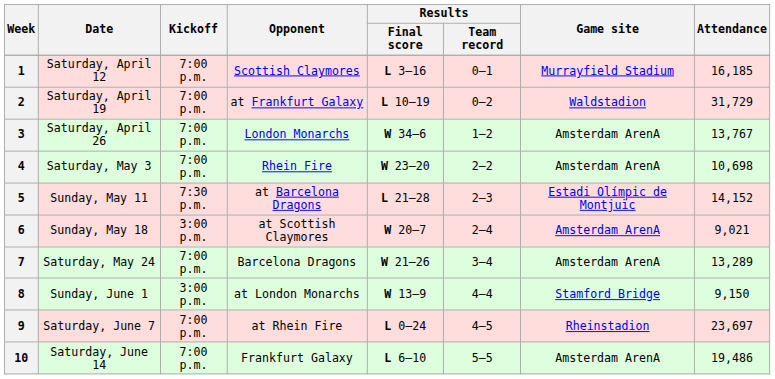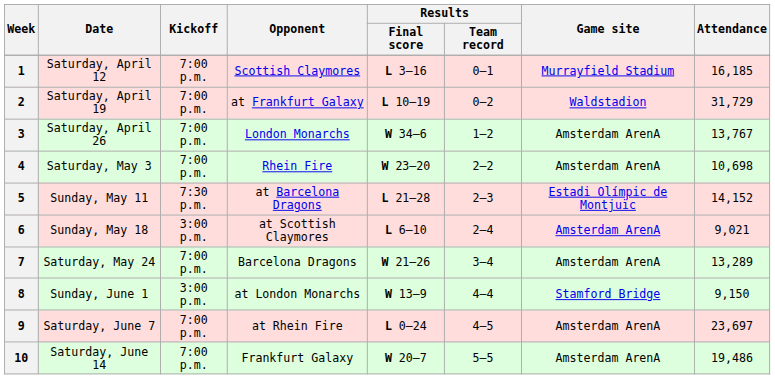(405, 231) W 20–7 -> (406, 231) L 6–10
(608, 327) Rheinstadion -> (608, 327) Amsterdam ArenA
(405, 359) L 6–10 -> (406, 359) W 20–7
